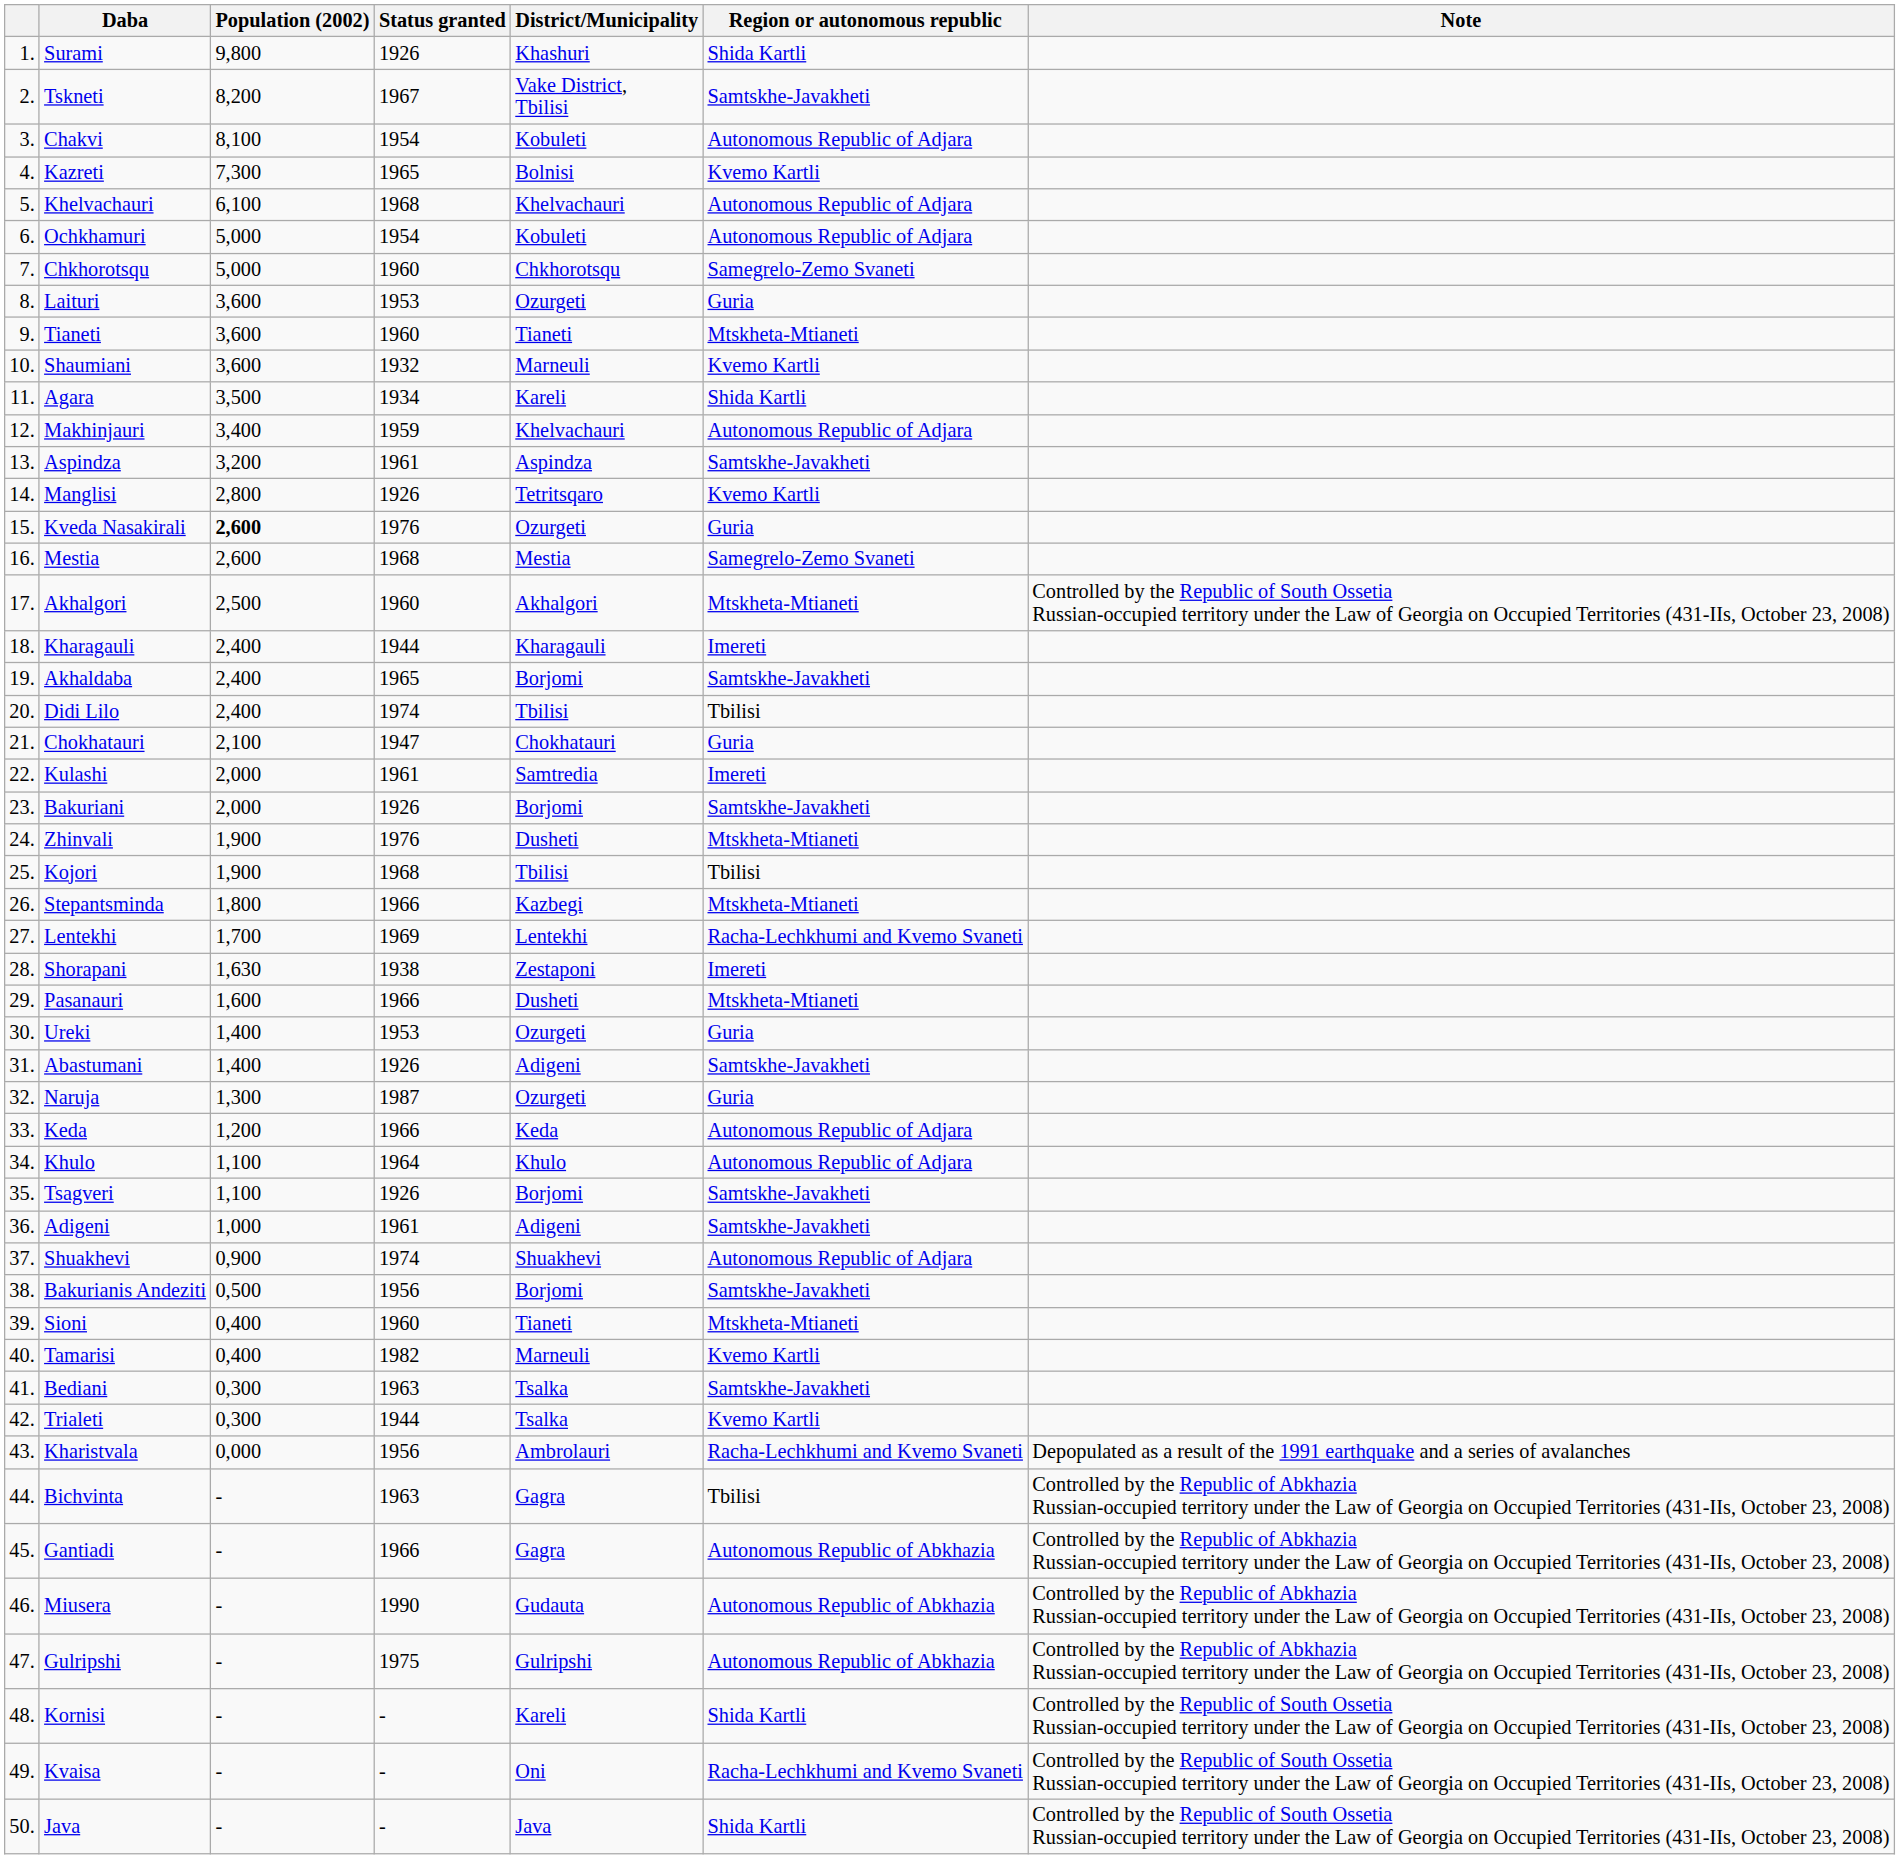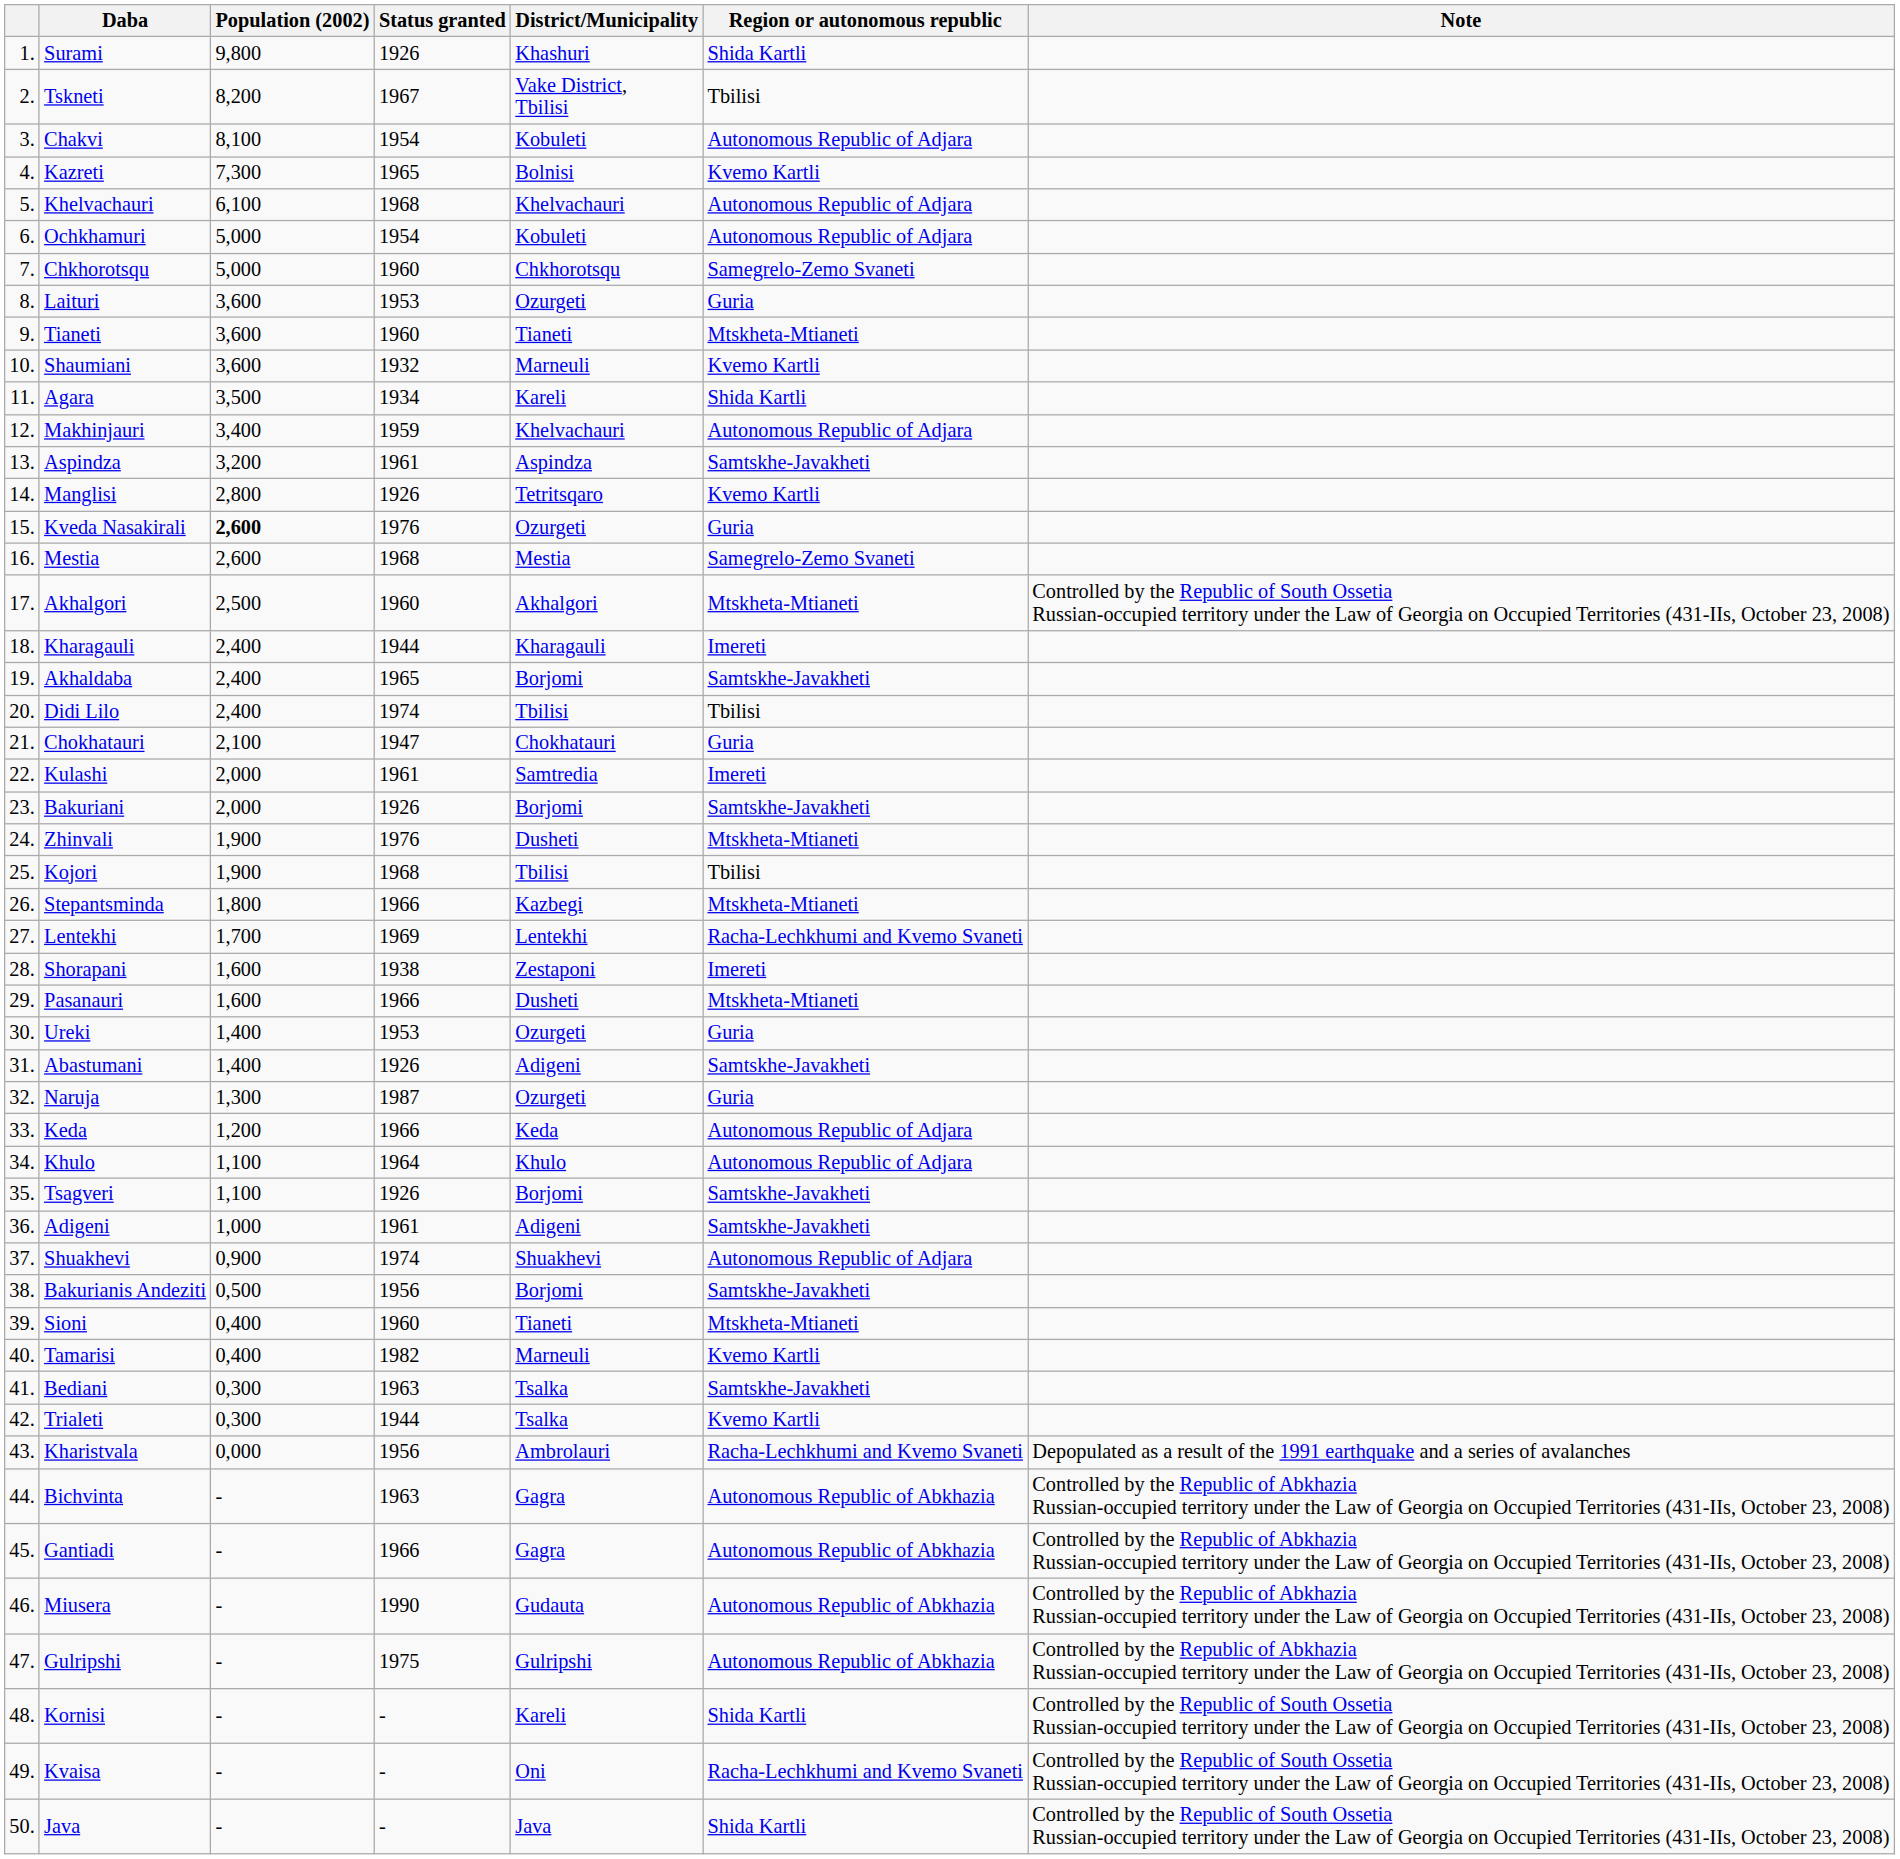(789, 96) Samtskhe-Javakheti -> (734, 96) Tbilisi
(238, 968) 1,630 -> (238, 968) 1,600
(734, 1495) Tbilisi -> (851, 1495) Autonomous Republic of Abkhazia
